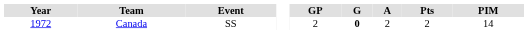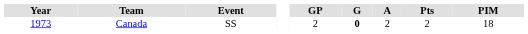(41, 23) 1972 -> (41, 23) 1973
(488, 23) 14 -> (488, 23) 18
